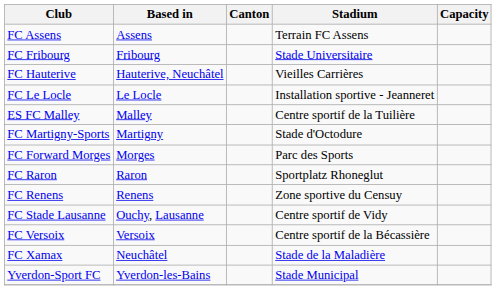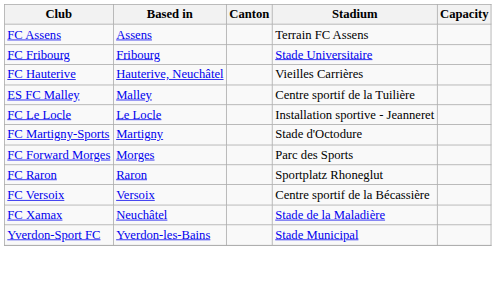rows swapped: (39, 94) <-> (43, 114)
- row: (35, 194)
- row: (56, 214)
